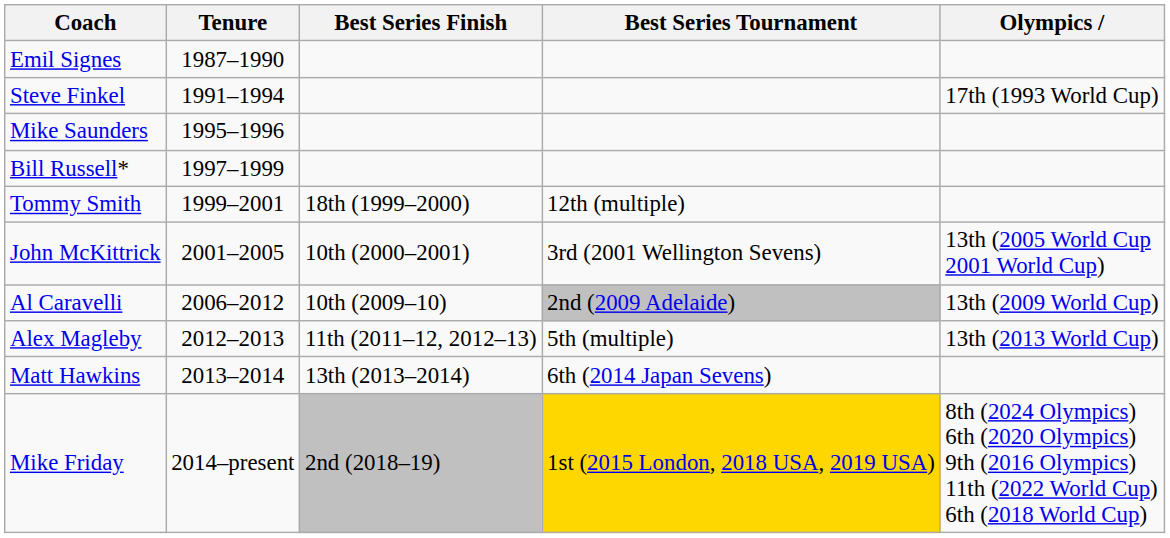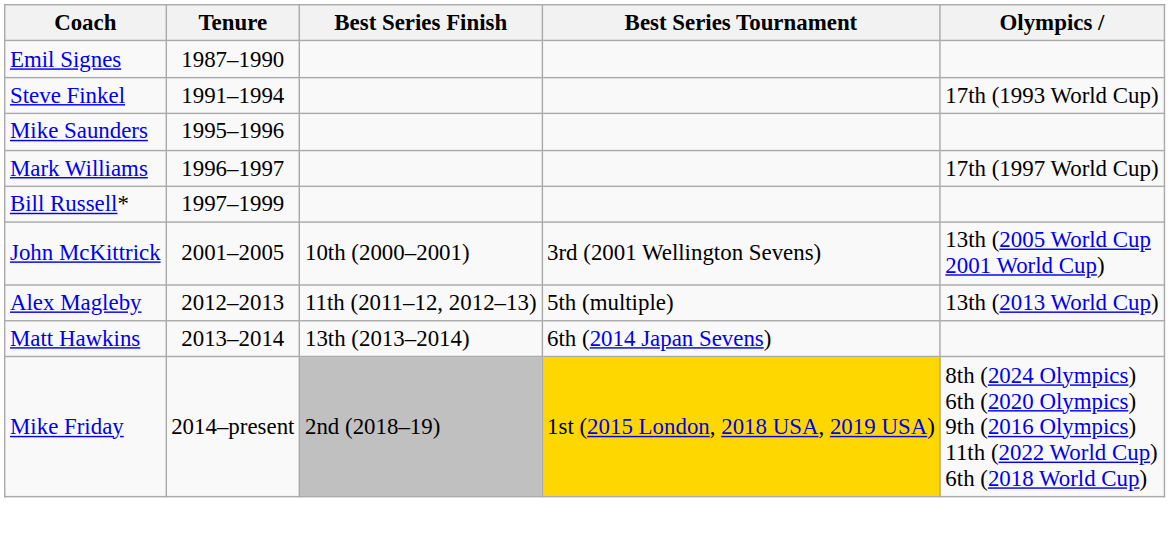+ row: (79, 167)
- row: (76, 204)
- row: (66, 302)
